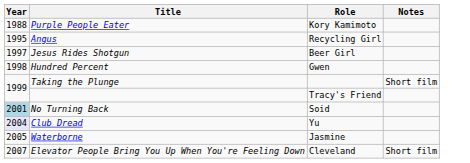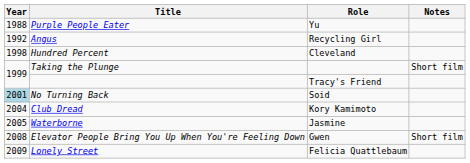(343, 25) Kory Kamimoto -> (314, 25) Yu
(17, 39) 1995 -> (17, 39) 1992
- row: (80, 53)
(319, 67) Gwen -> (332, 53) Cleveland
(17, 123) lavender background -> (17, 109) no background
(314, 123) Yu -> (343, 109) Kory Kamimoto
(17, 151) 2007 -> (17, 137) 2008
(332, 151) Cleveland -> (319, 137) Gwen
+ row: (65, 151)
